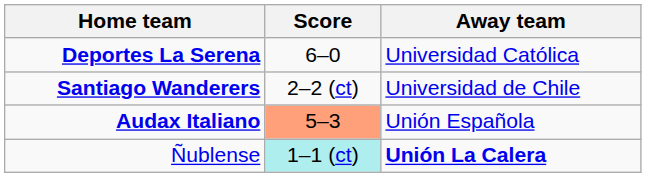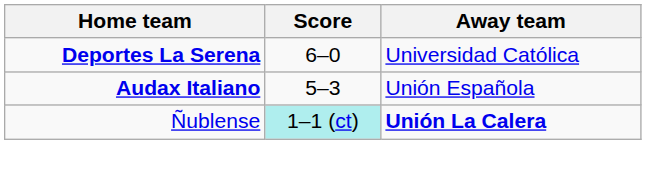- row: (159, 88)
(323, 121) lightsalmon background -> (323, 88) no background
